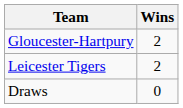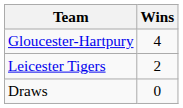(157, 41) 2 -> (157, 41) 4
